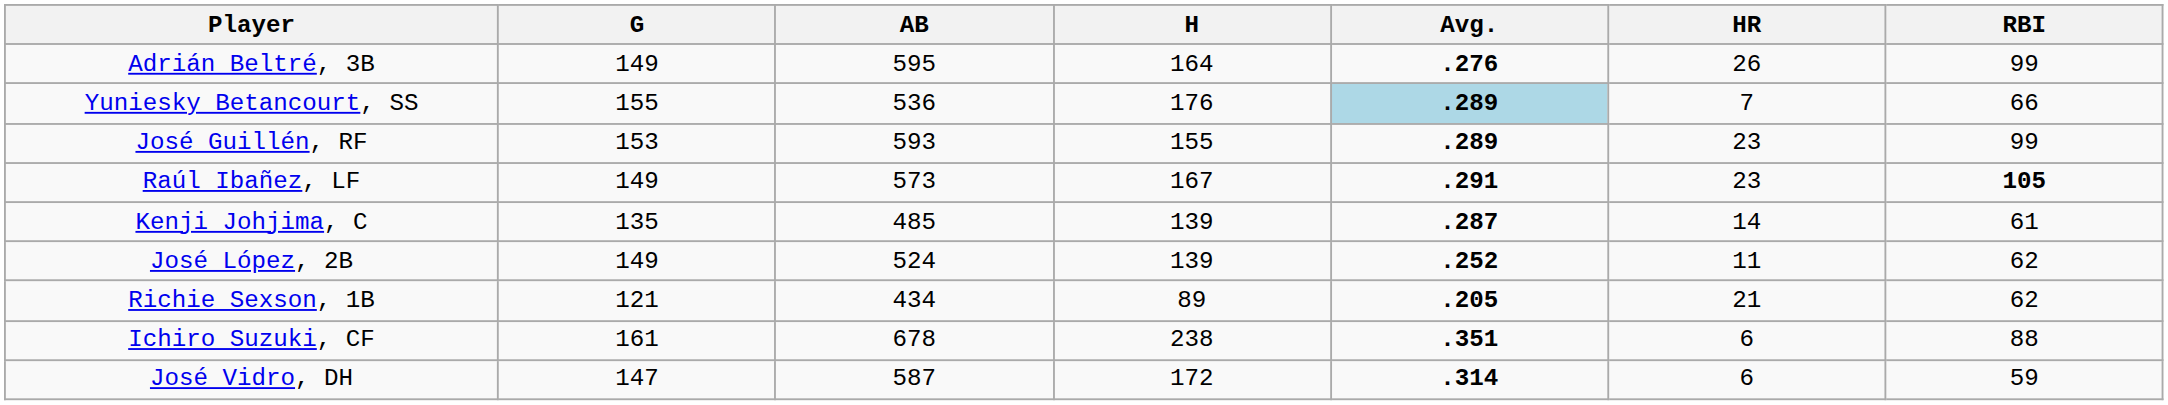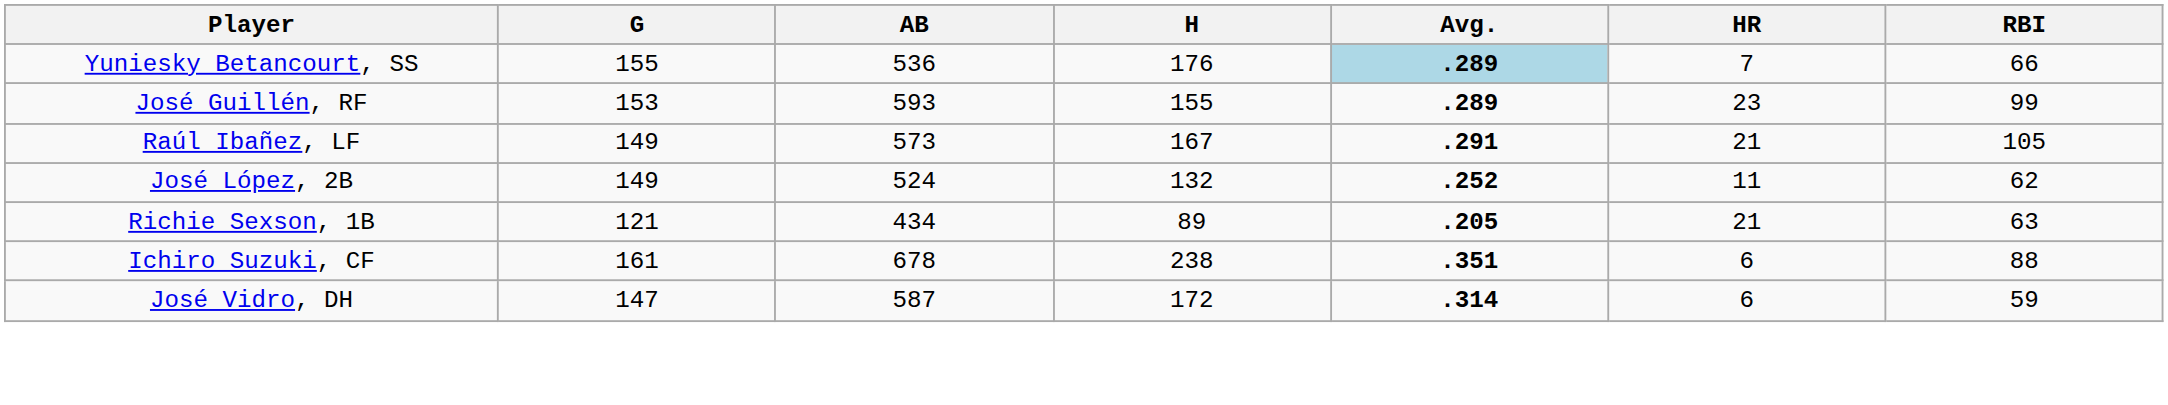- row: (252, 64)
(1747, 182) 23 -> (1747, 143) 21
(2024, 182) bold -> (2024, 143) normal
- row: (252, 222)
(1192, 261) 139 -> (1192, 182) 132
(2024, 300) 62 -> (2024, 222) 63
